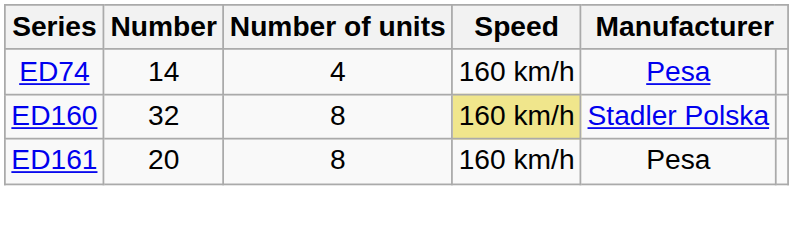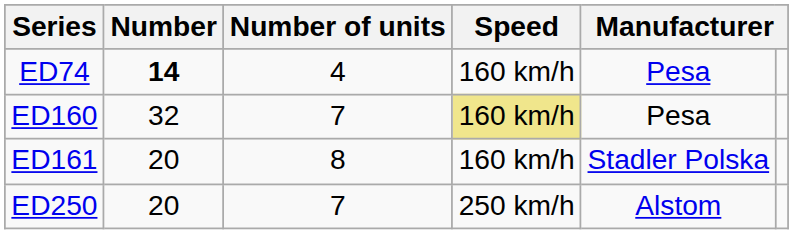(164, 71) normal -> (164, 71) bold
(338, 116) 8 -> (338, 116) 7
(678, 116) Stadler Polska -> (678, 116) Pesa
(678, 160) Pesa -> (678, 160) Stadler Polska
+ row: (54, 205)
